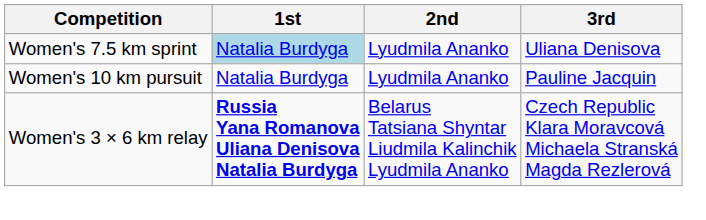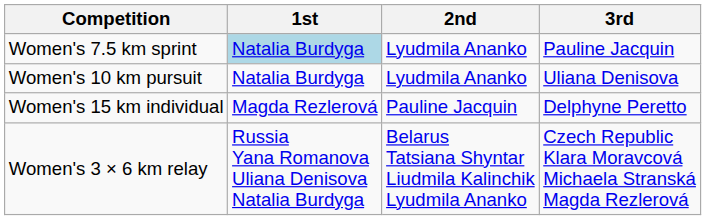(593, 48) Uliana Denisova -> (609, 48) Pauline Jacquin
(591, 78) Pauline Jacquin -> (611, 78) Uliana Denisova
+ row: (116, 107)
(288, 138) bold -> (301, 168) normal
